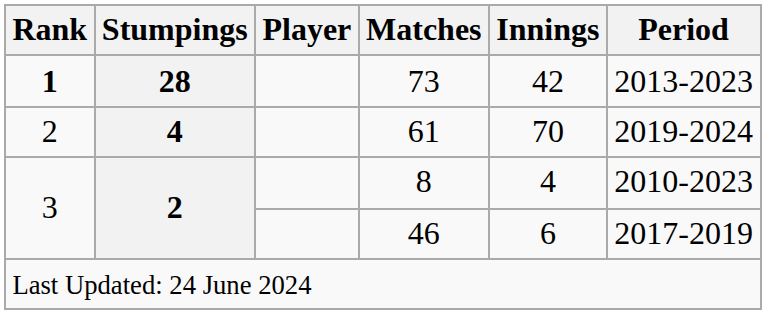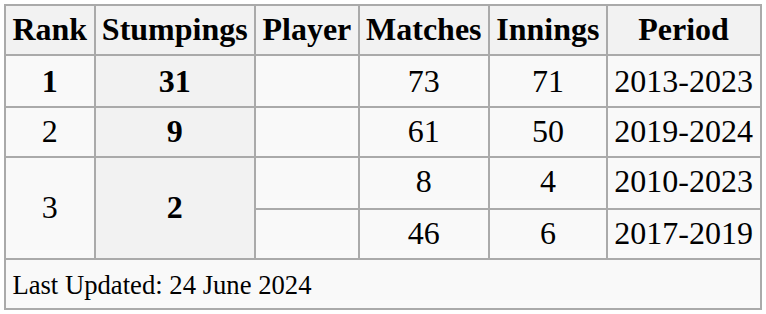(175, 80) 28 -> (175, 80) 31
(548, 80) 42 -> (548, 80) 71
(175, 131) 4 -> (175, 131) 9
(548, 131) 70 -> (548, 131) 50
